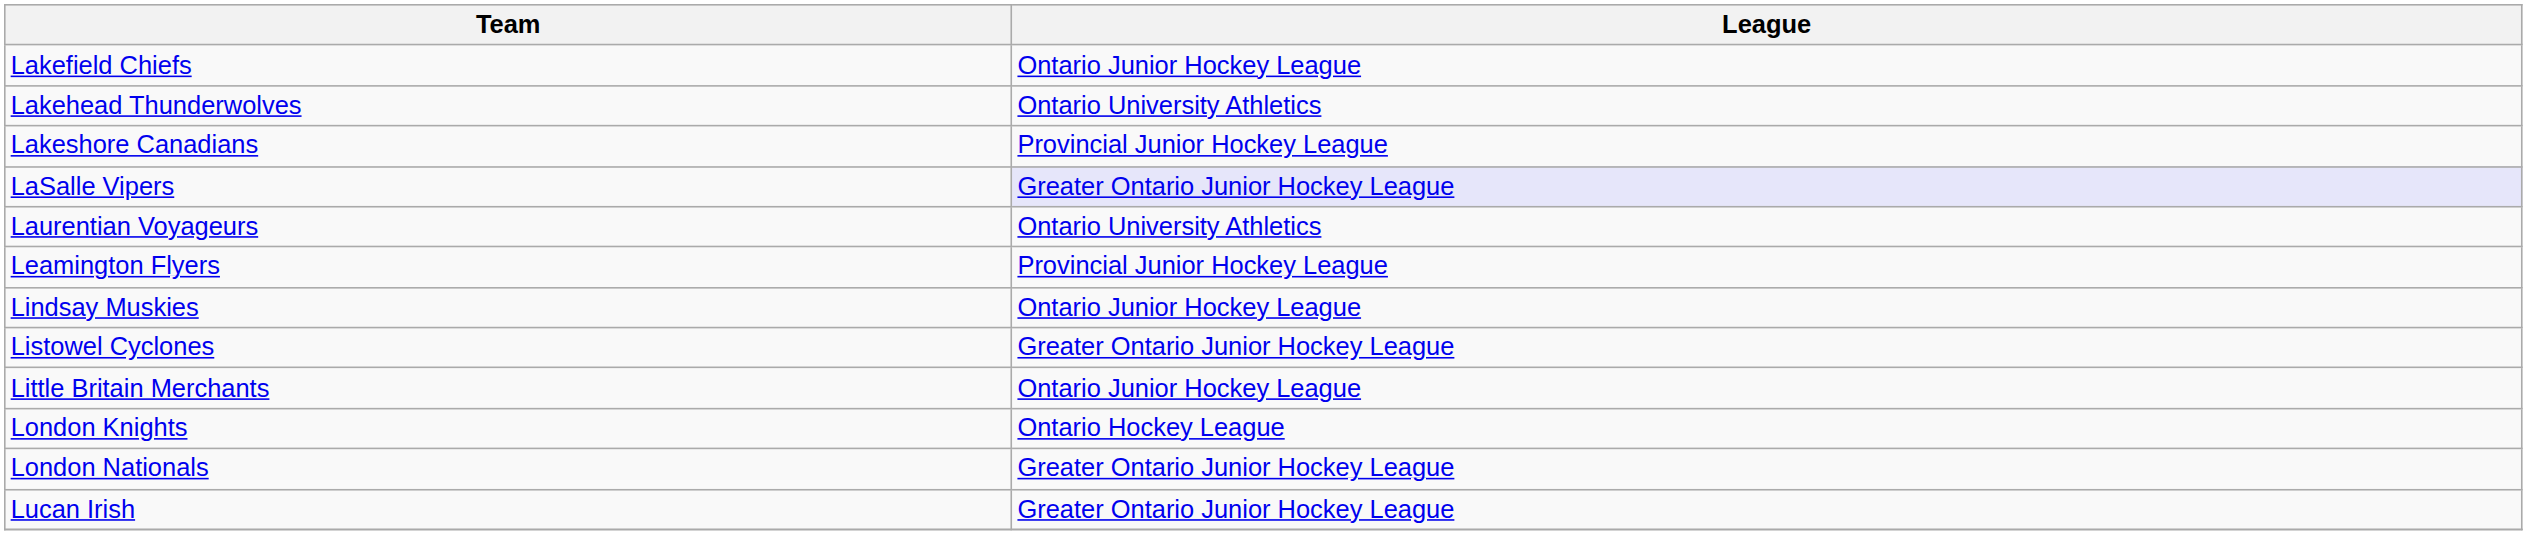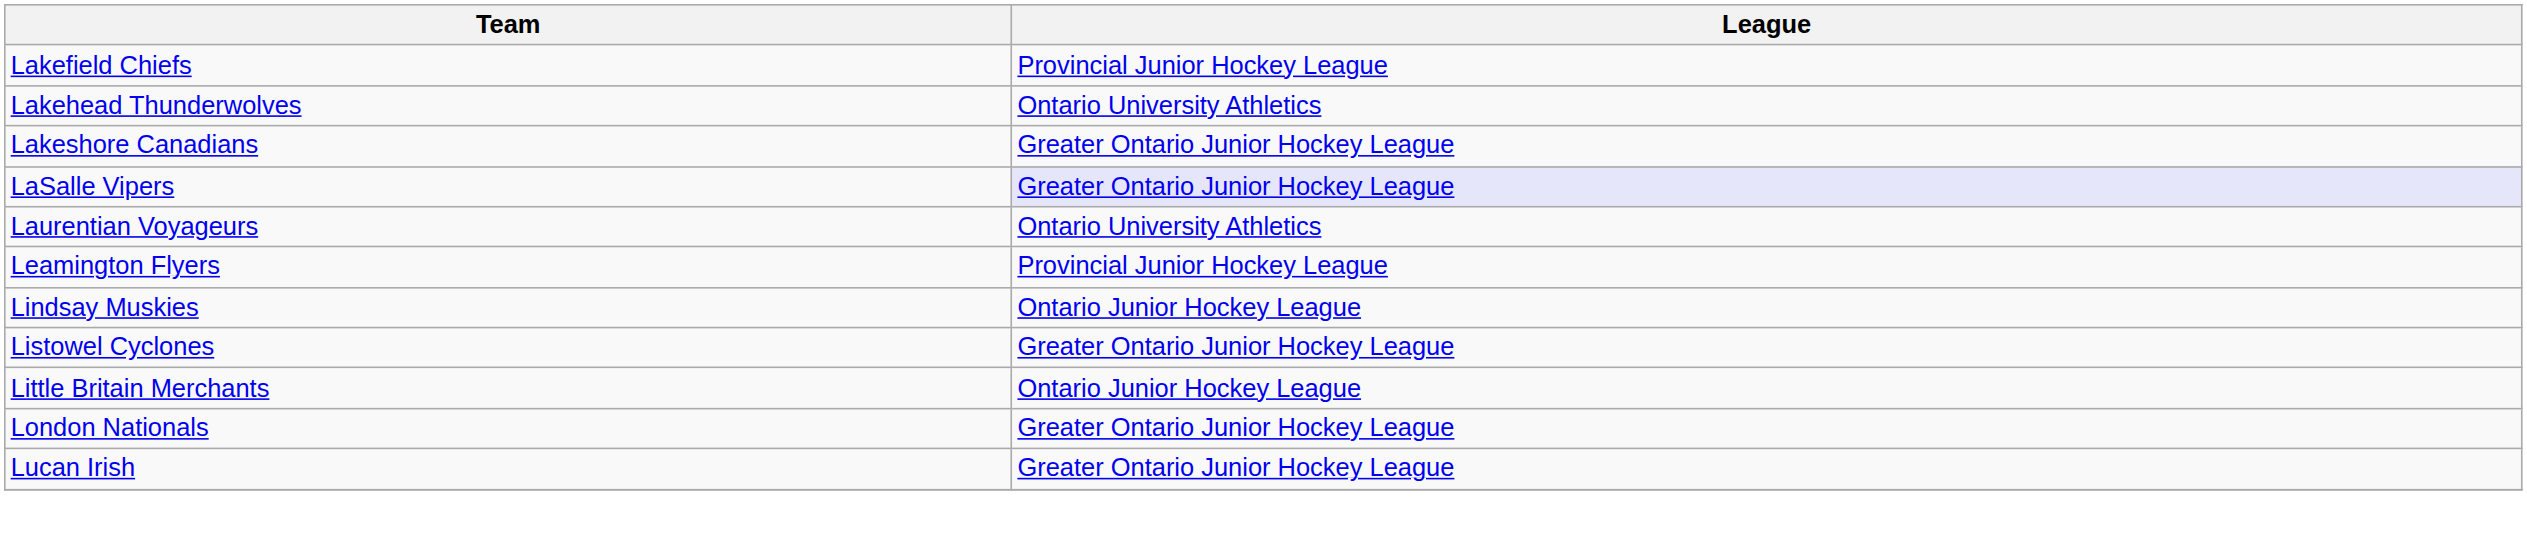(1189, 65) Ontario Junior Hockey League -> (1203, 65) Provincial Junior Hockey League
(1203, 145) Provincial Junior Hockey League -> (1236, 145) Greater Ontario Junior Hockey League
- row: (99, 428)
